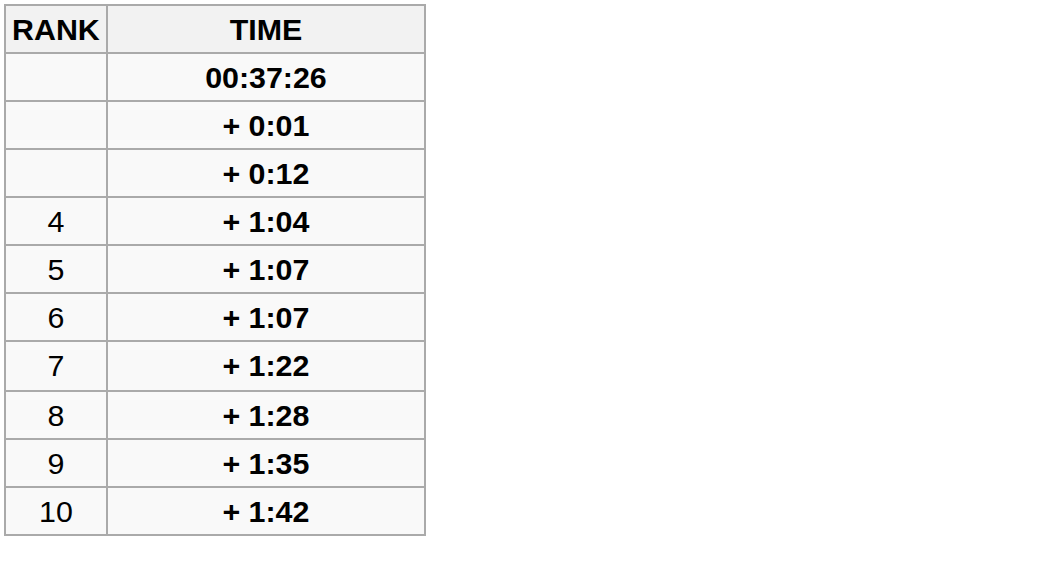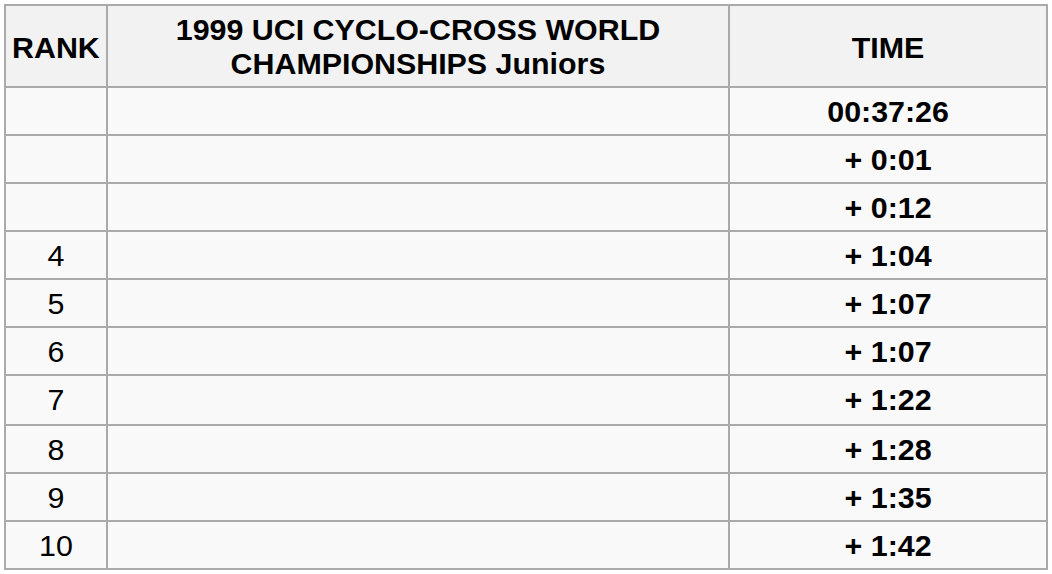+ column: (418, 46)
